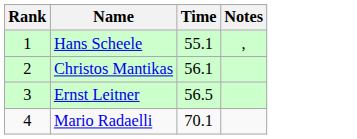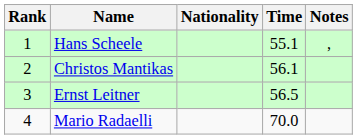+ column: (220, 17)
(199, 120) 70.1 -> (284, 120) 70.0
